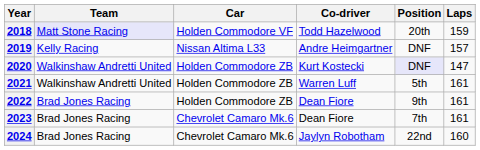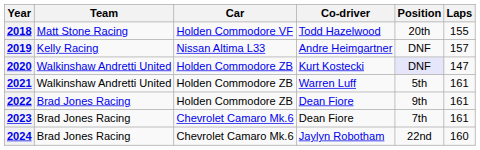(82, 31) lavender background -> (82, 31) no background
(459, 31) 159 -> (459, 31) 155
